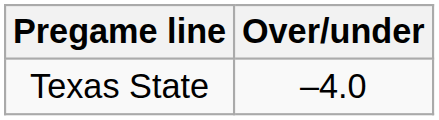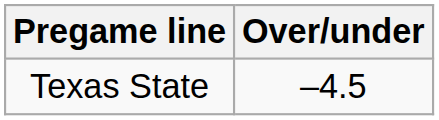(333, 85) –4.0 -> (333, 85) –4.5
